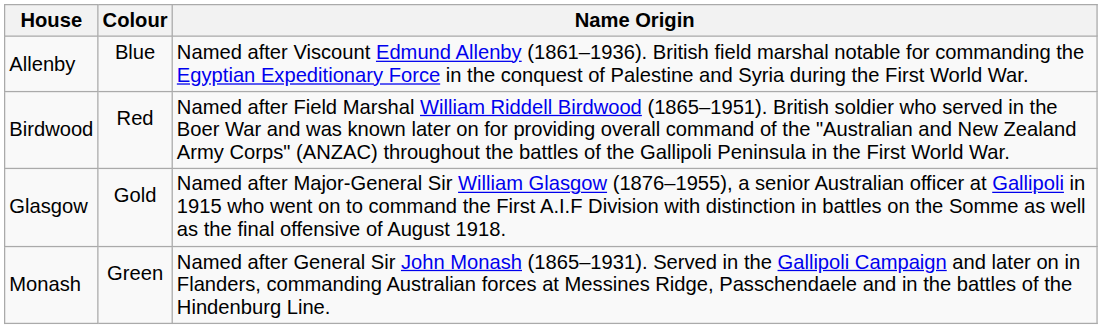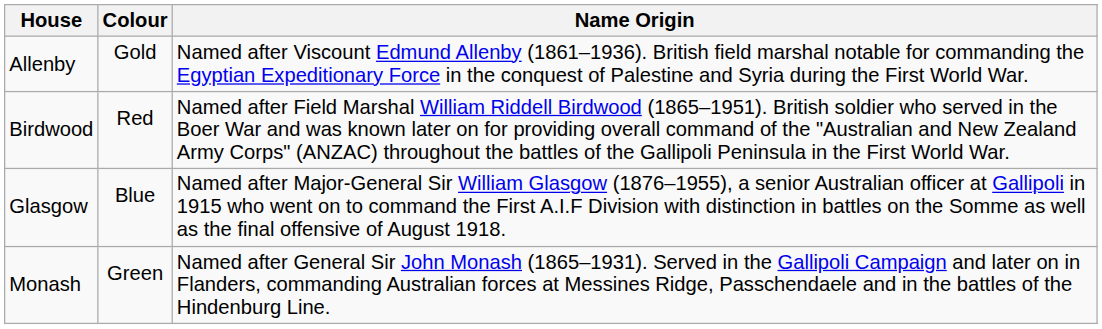(135, 63) Blue -> (135, 63) Gold
(135, 207) Gold -> (135, 207) Blue
